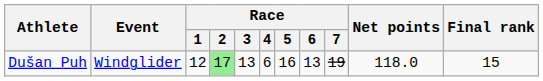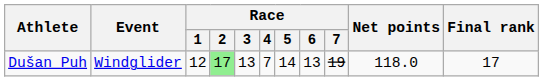(267, 63) 6 -> (267, 63) 7
(287, 63) 16 -> (287, 63) 14
(491, 63) 15 -> (491, 63) 17
